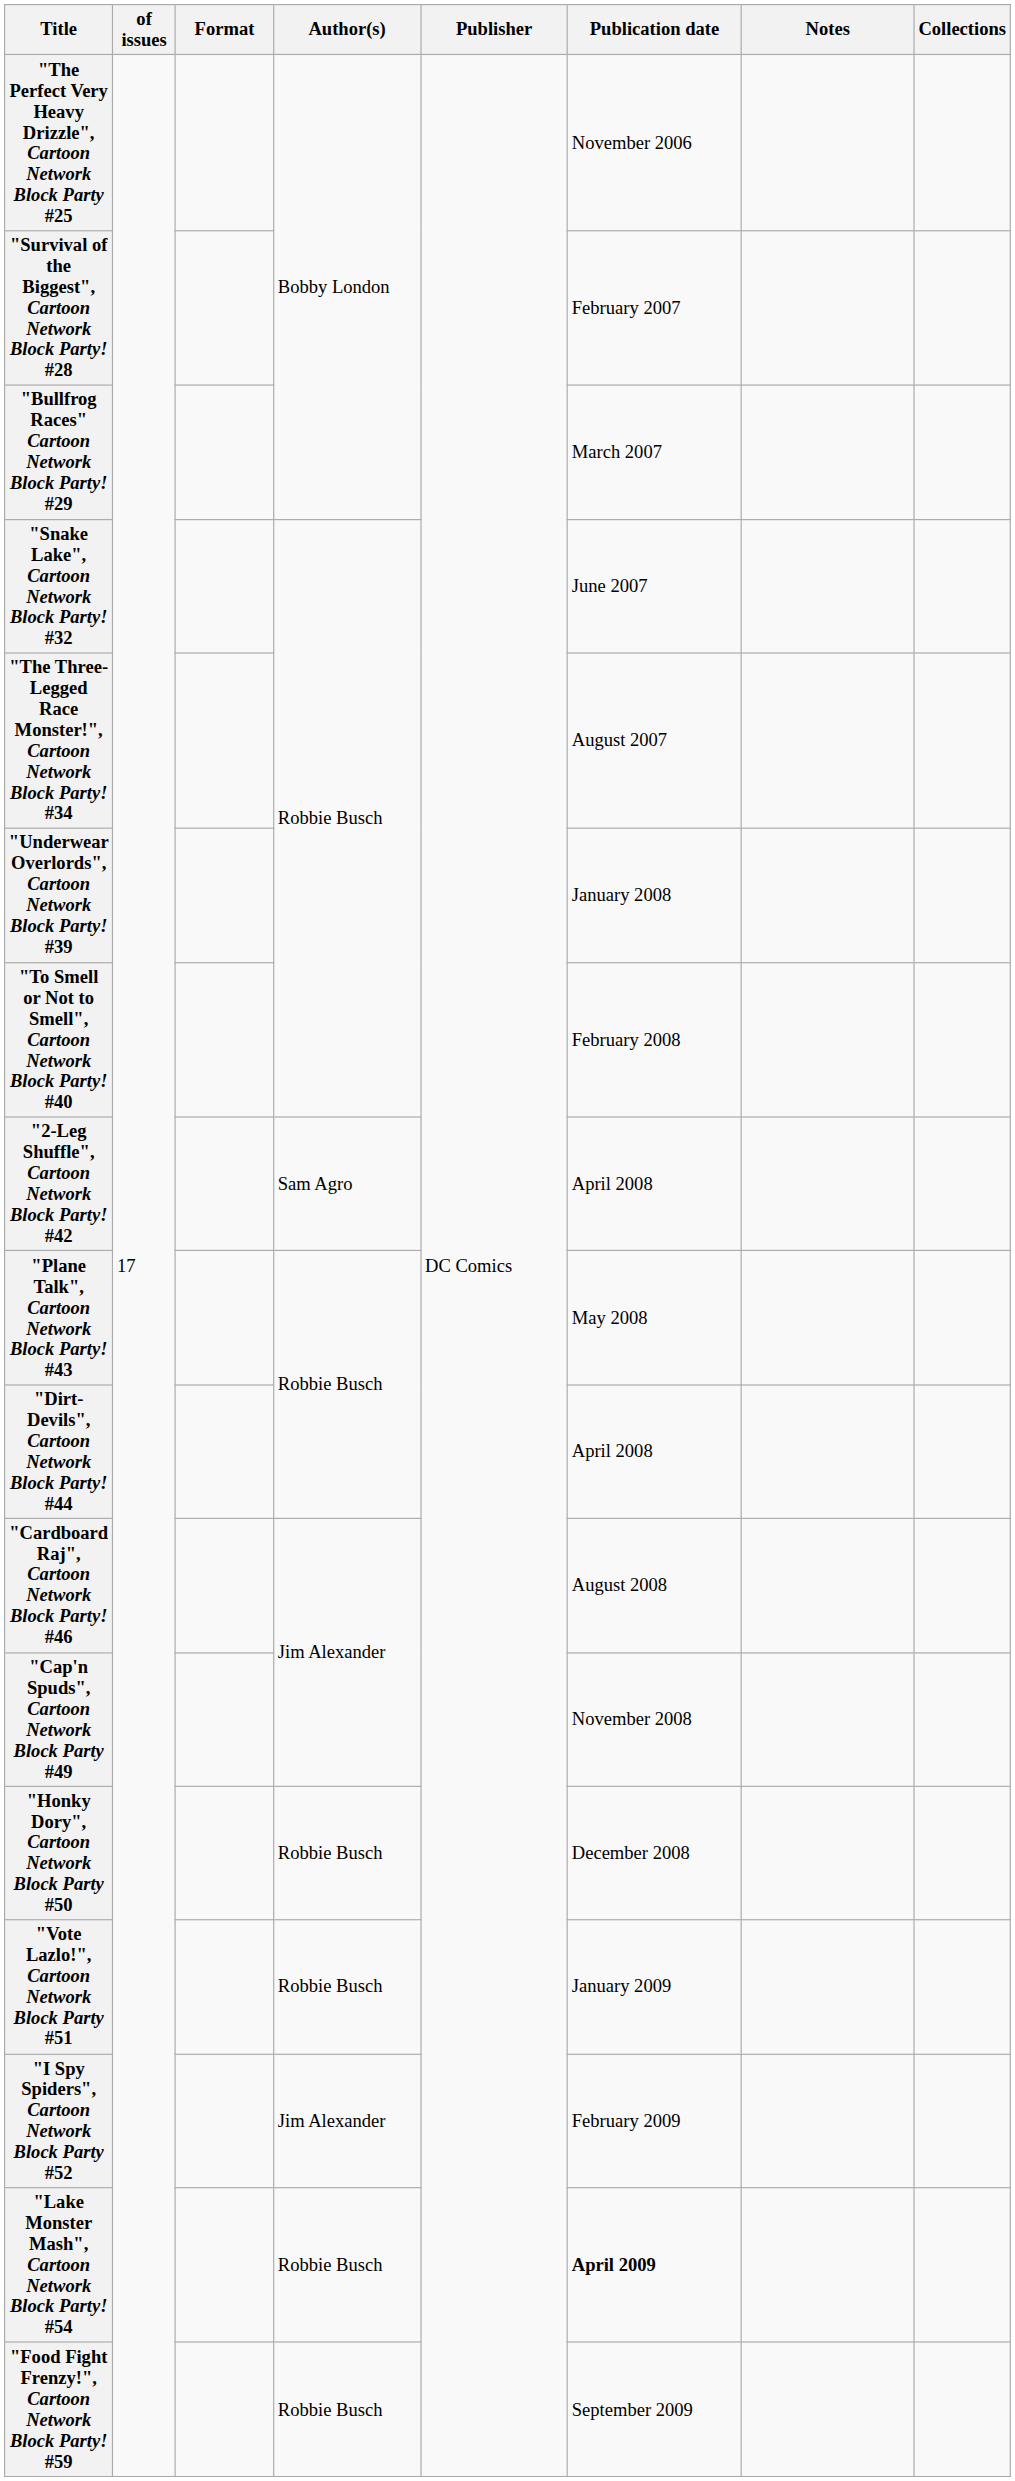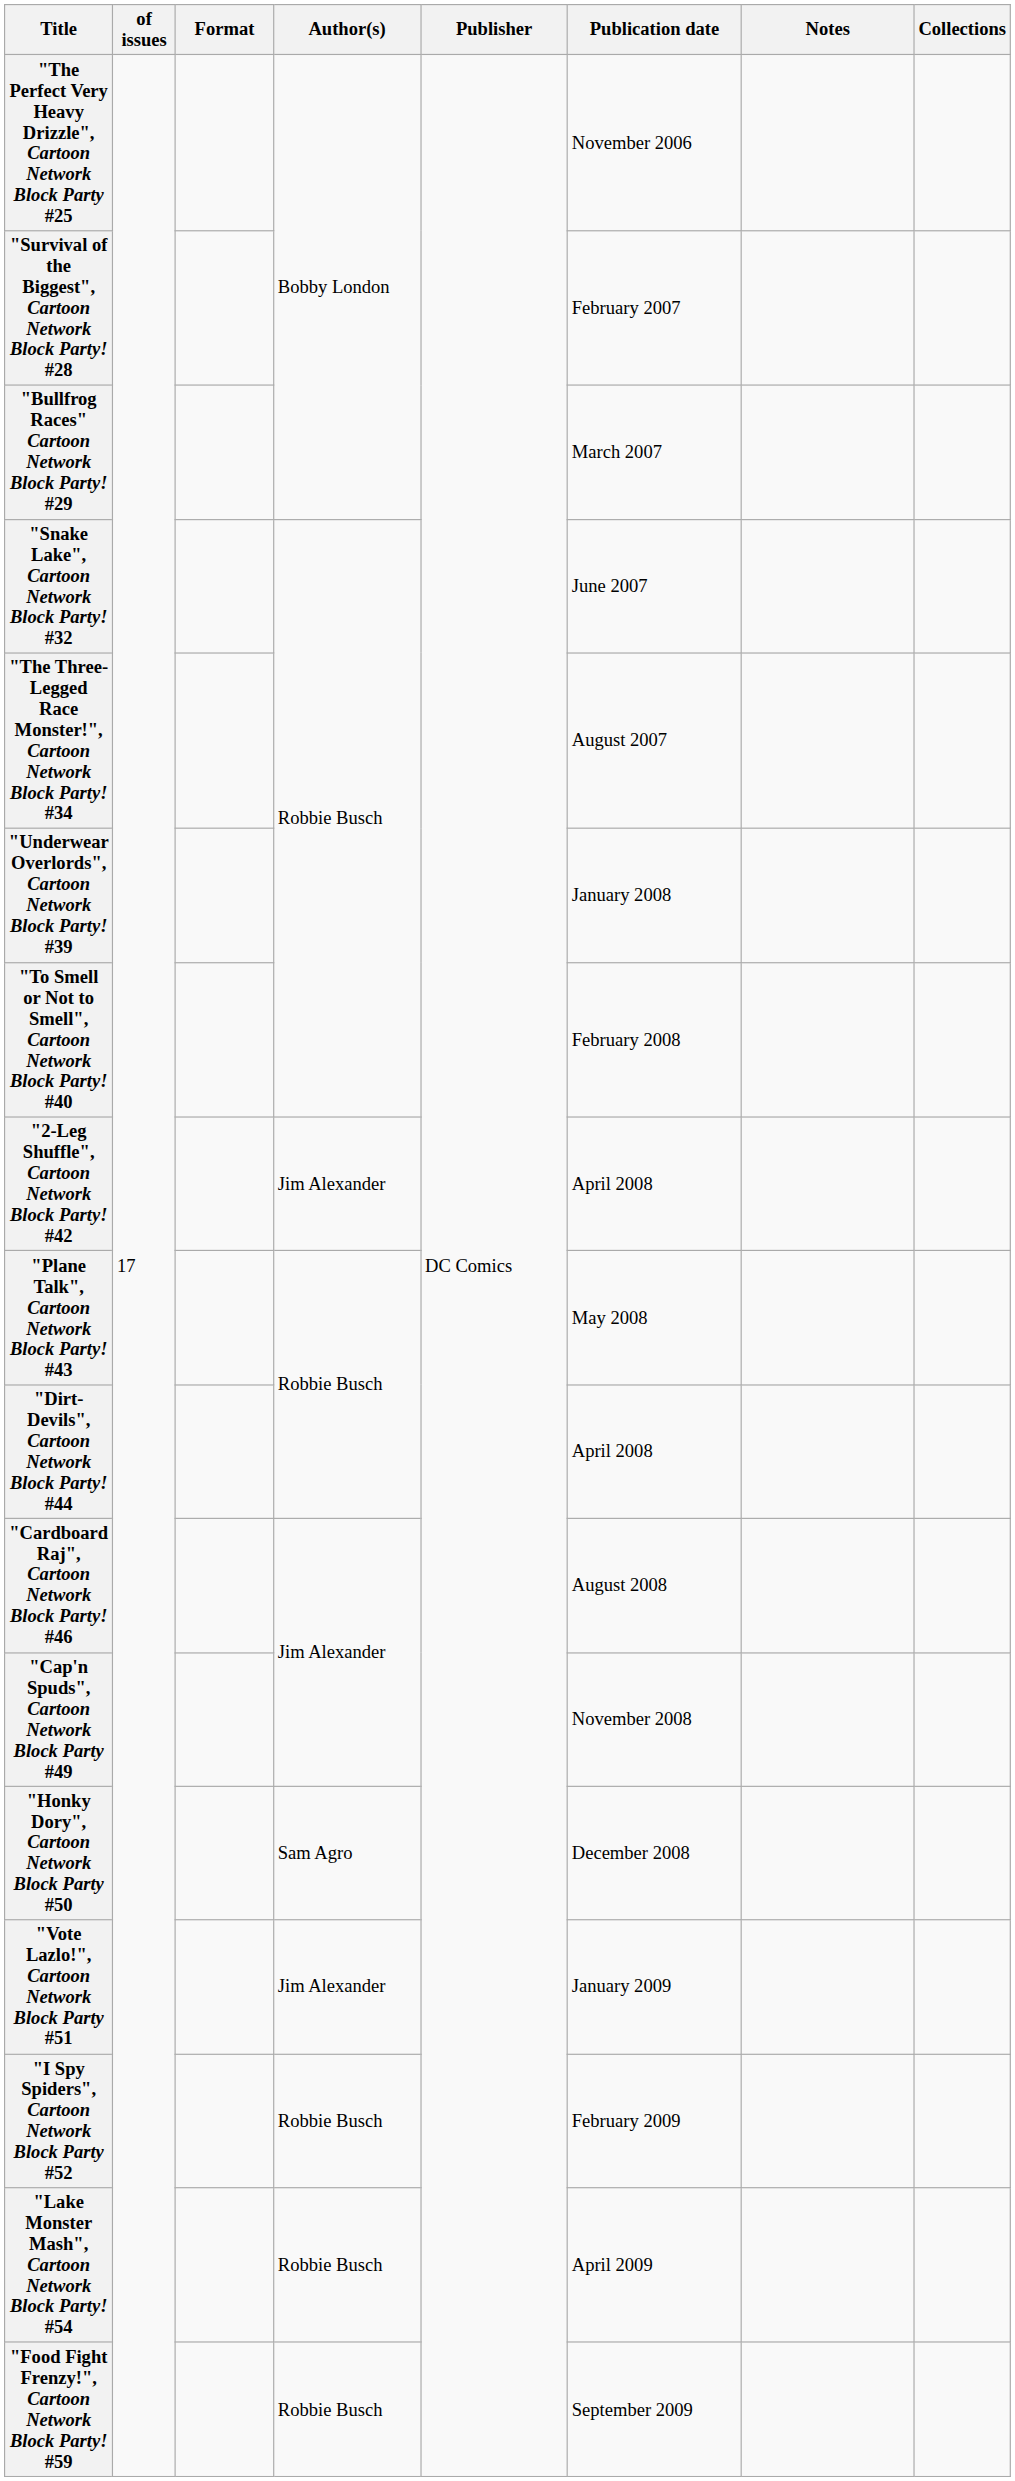(315, 1183) Sam Agro -> (332, 1183) Jim Alexander
(330, 1853) Robbie Busch -> (315, 1853) Sam Agro
(330, 1986) Robbie Busch -> (332, 1986) Jim Alexander
(332, 2120) Jim Alexander -> (330, 2120) Robbie Busch
(614, 2264) bold -> (612, 2264) normal
